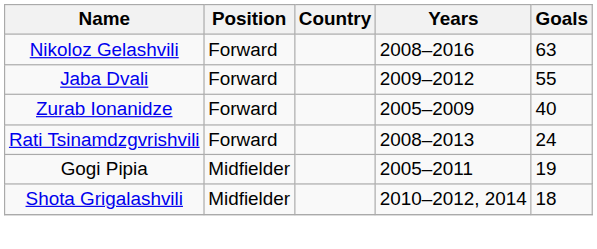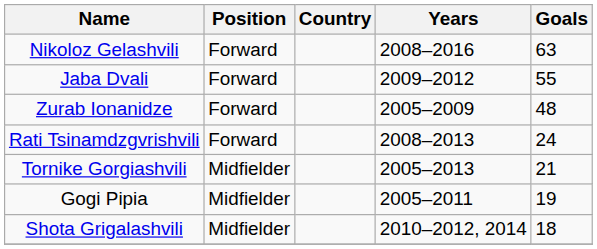(546, 109) 40 -> (546, 109) 48
+ row: (104, 169)
